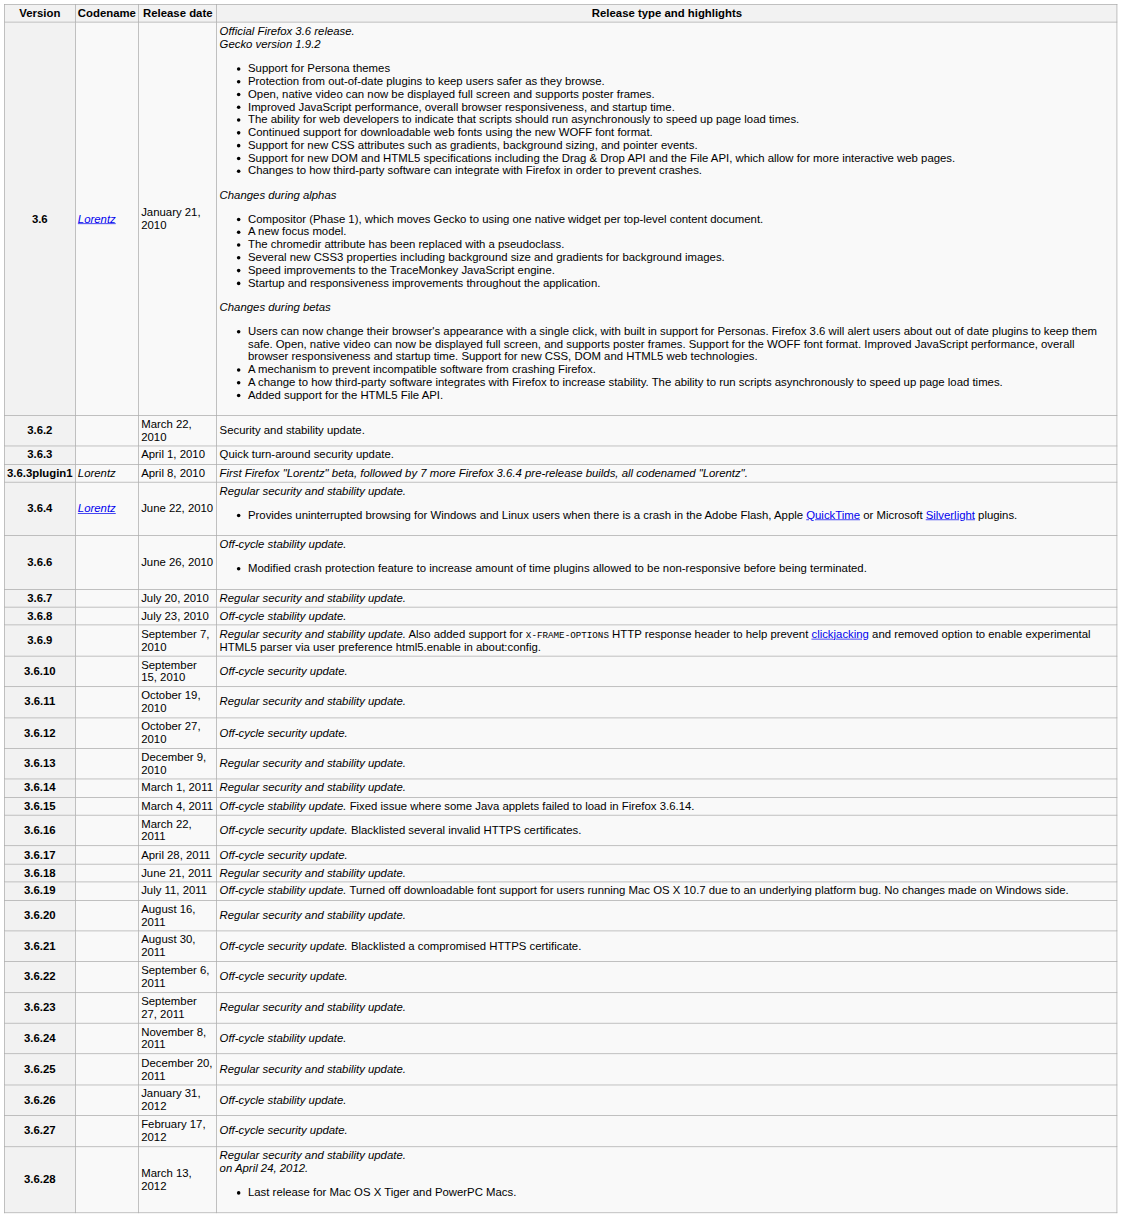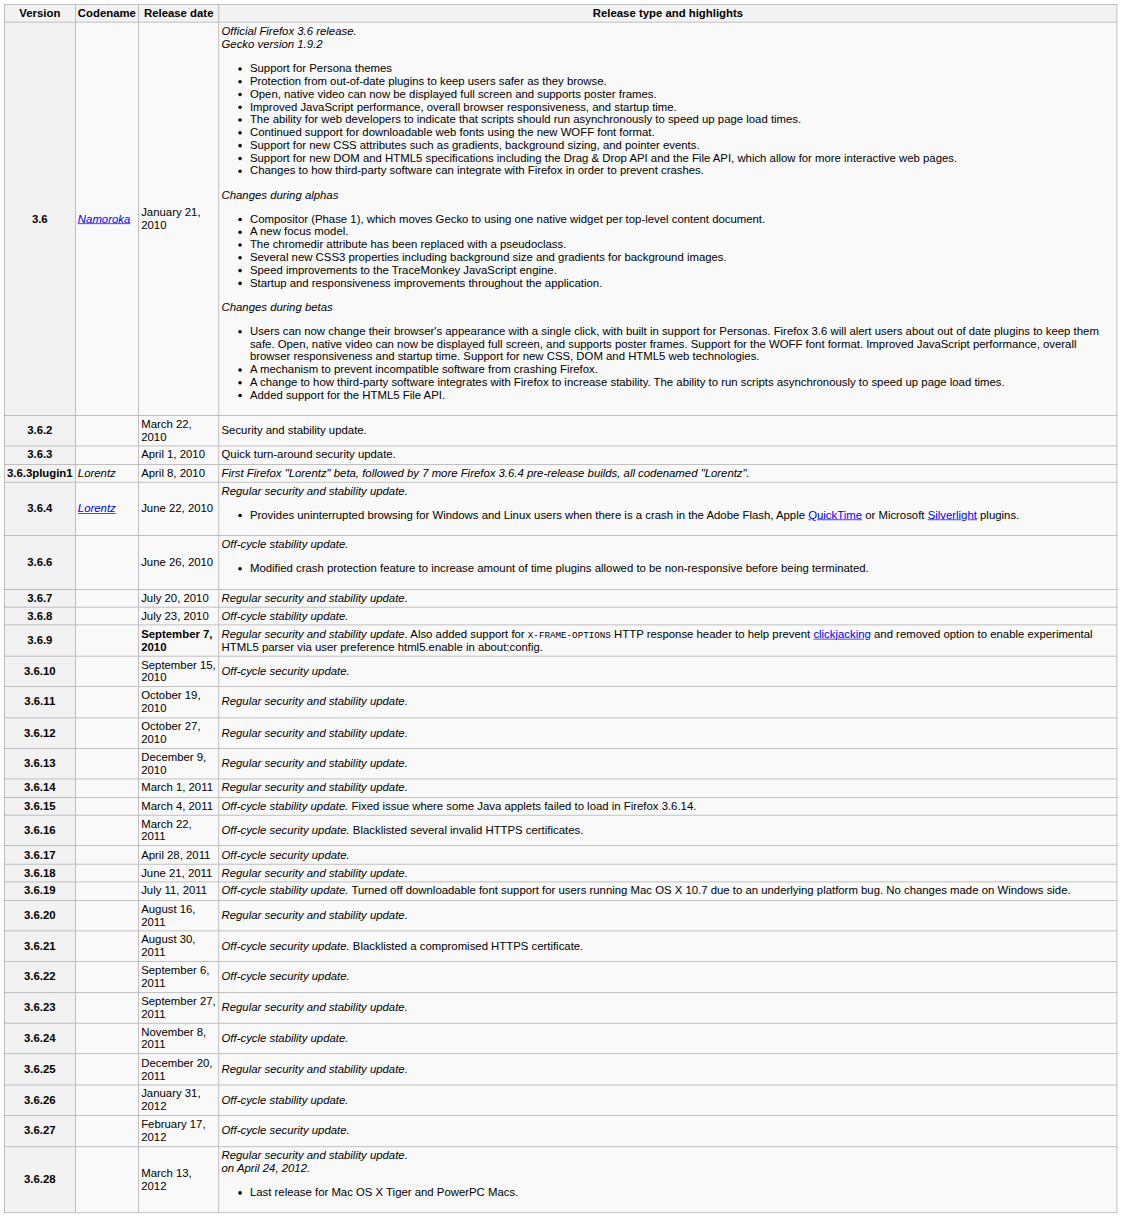(97, 218) Lorentz -> (104, 218) Namoroka
(175, 640) normal -> (177, 640) bold
(284, 733) Off-cycle security update. -> (315, 733) Regular security and stability update.
